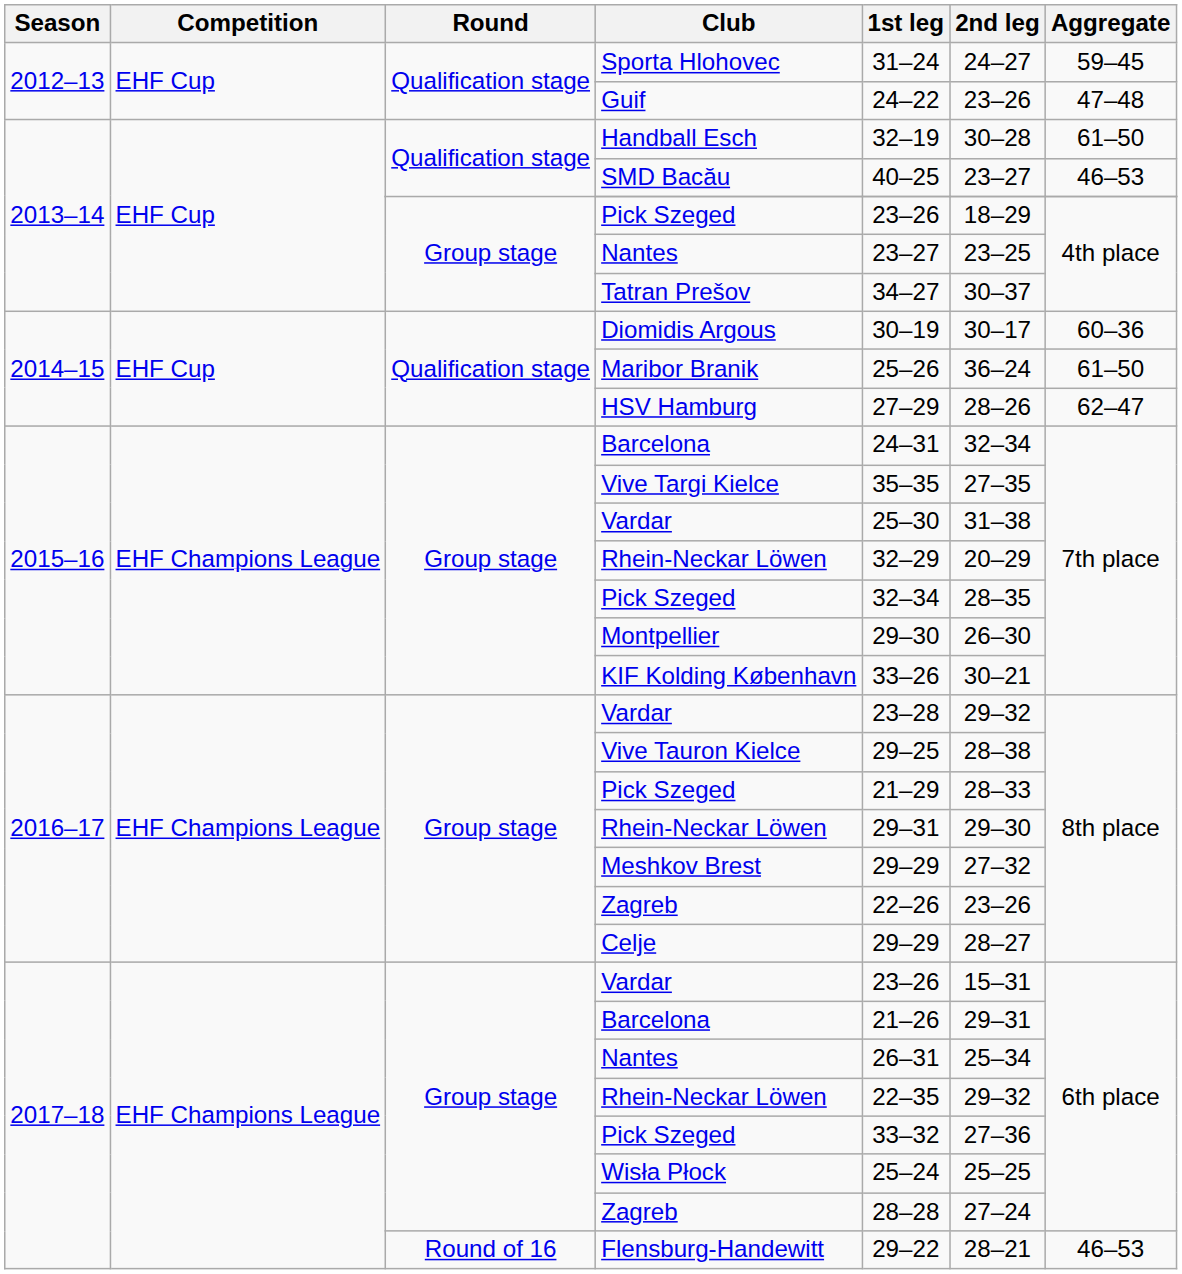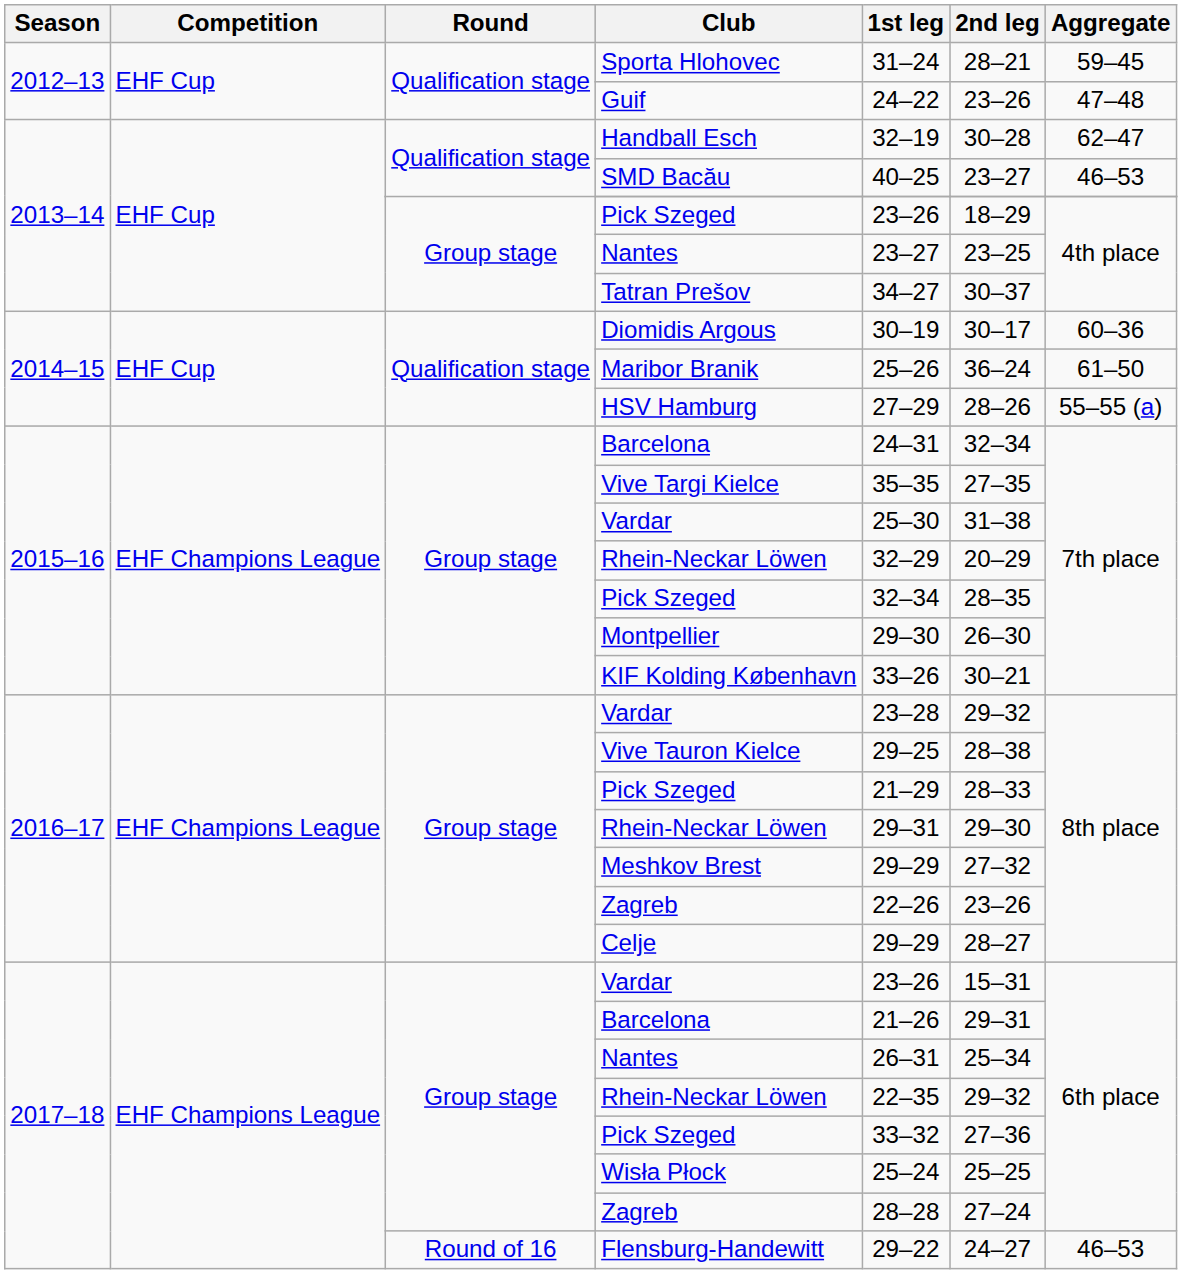(997, 61) 24–27 -> (997, 61) 28–21
(1111, 138) 61–50 -> (1111, 138) 62–47
(1111, 406) 62–47 -> (1111, 406) 55–55 (a)
(997, 1249) 28–21 -> (997, 1249) 24–27
